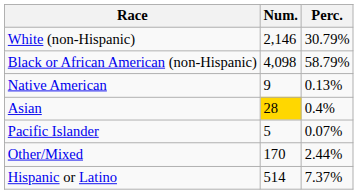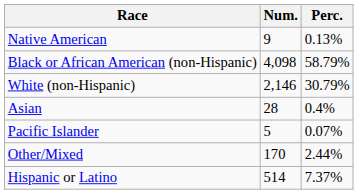rows swapped: (71, 39) <-> (57, 85)
(271, 108) gold background -> (271, 108) no background
